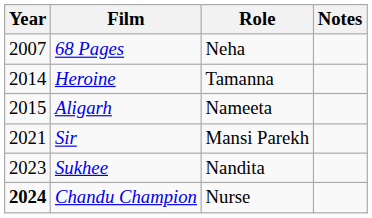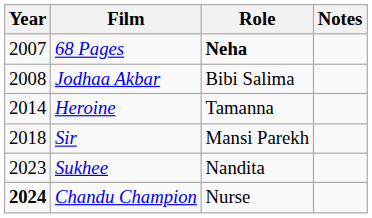(225, 49) normal -> (226, 49) bold
+ row: (108, 78)
- row: (83, 108)
(28, 138) 2021 -> (28, 138) 2018
